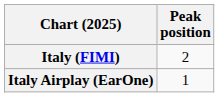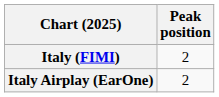(185, 80) 1 -> (185, 80) 2
